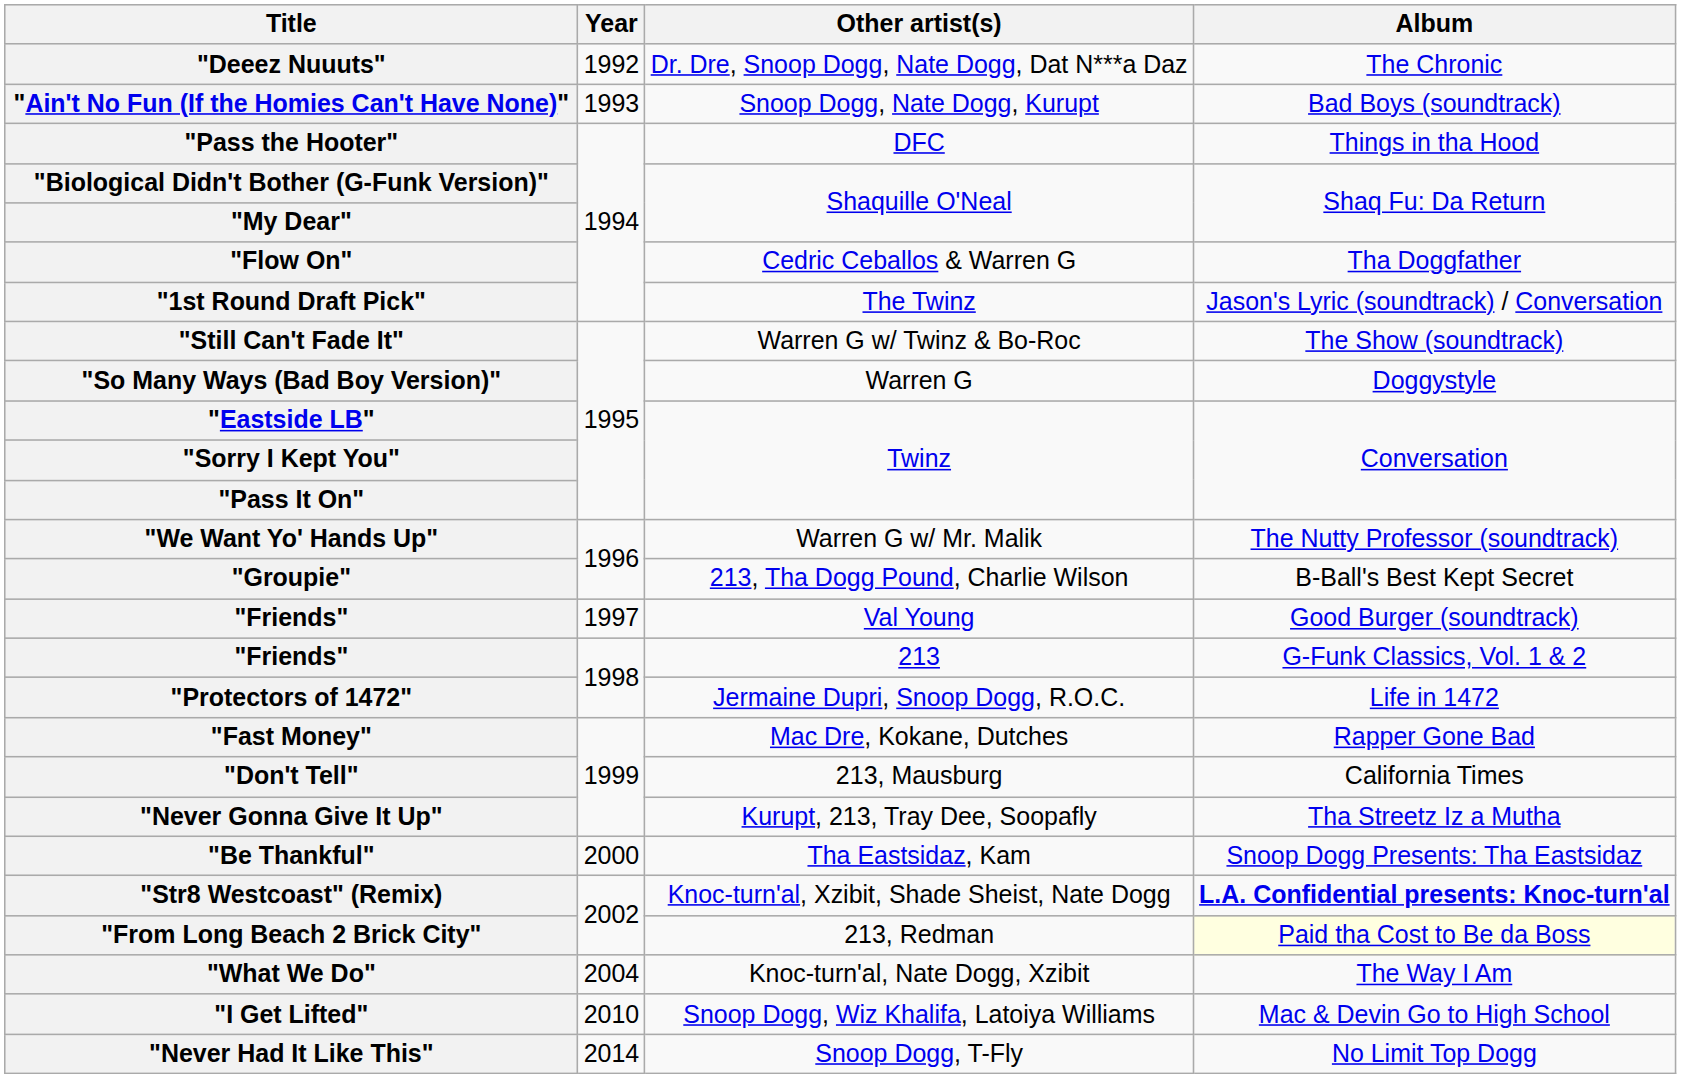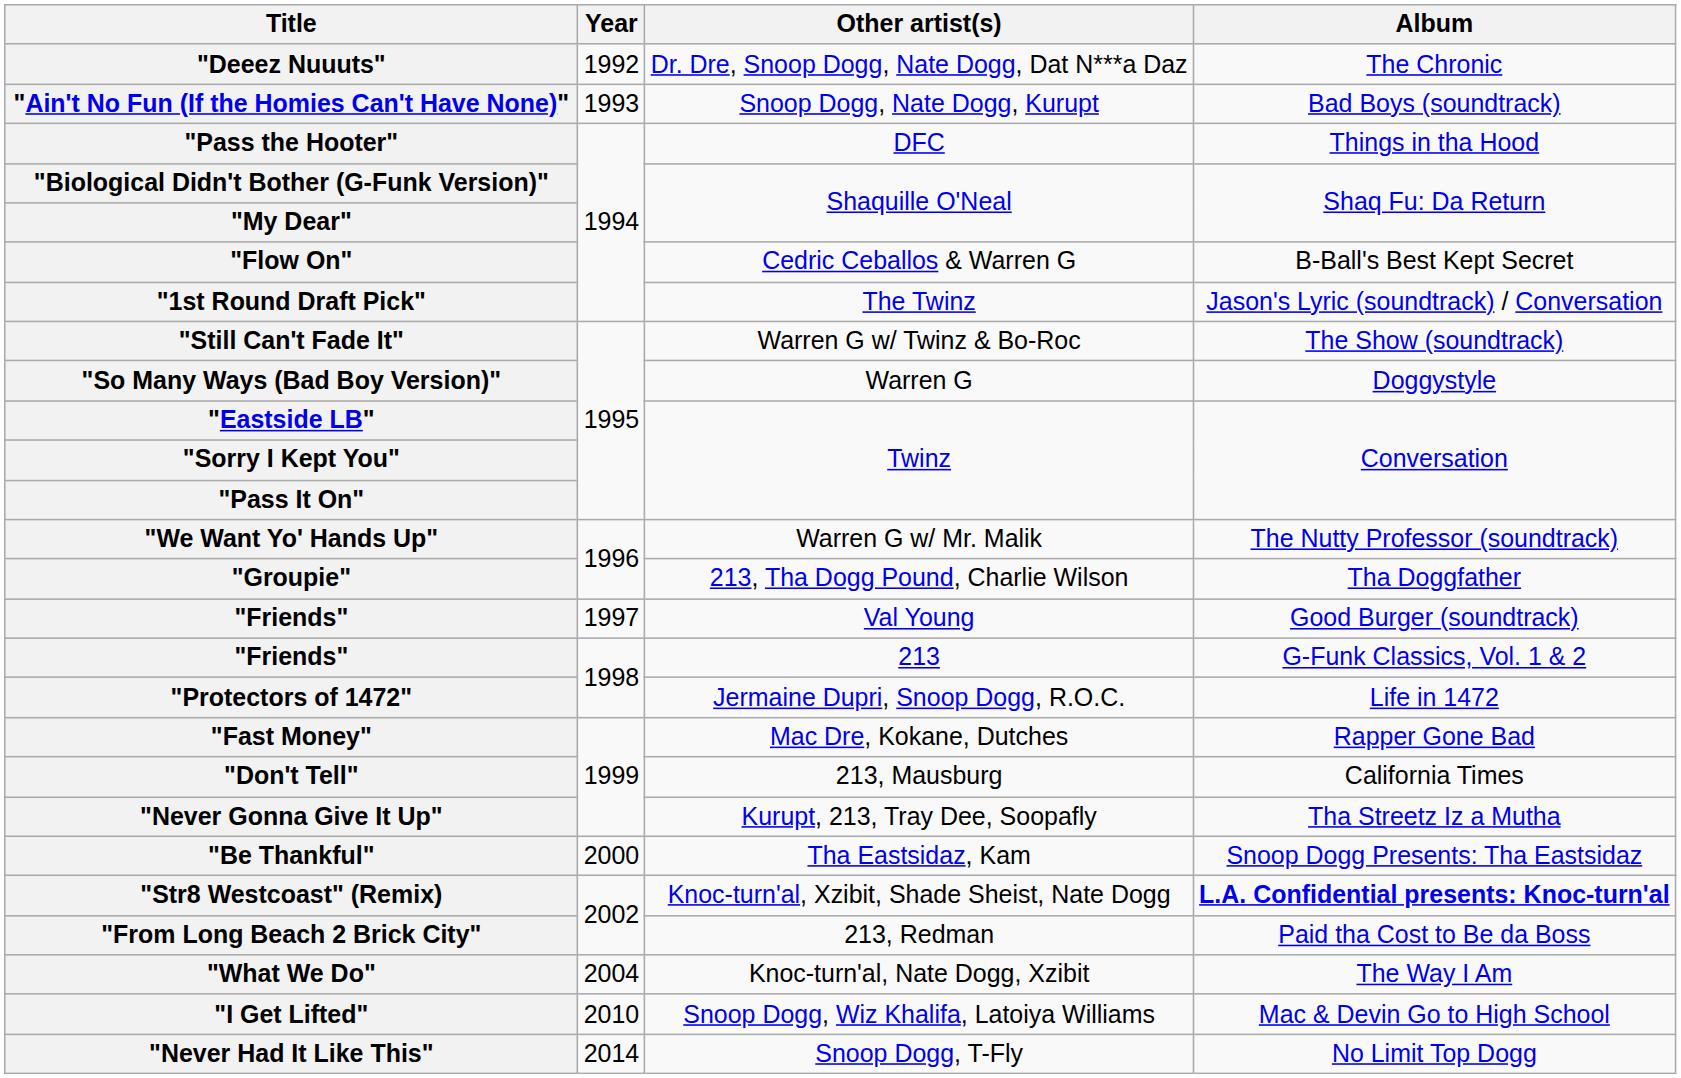(1434, 261) Tha Doggfather -> (1434, 261) B-Ball's Best Kept Secret
(1434, 578) B-Ball's Best Kept Secret -> (1434, 578) Tha Doggfather
(1434, 934) lightyellow background -> (1434, 934) no background
